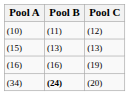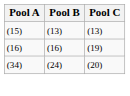- row: (14, 31)
(55, 82) bold -> (55, 65) normal
